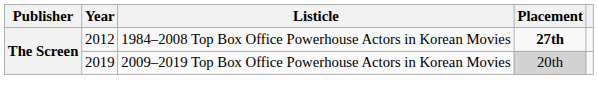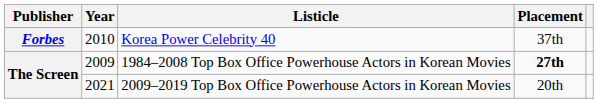+ row: (198, 39)
(100, 39) 2012 -> (100, 62) 2009
(100, 62) 2019 -> (100, 86) 2021
(550, 62) lightgrey background -> (550, 86) no background
